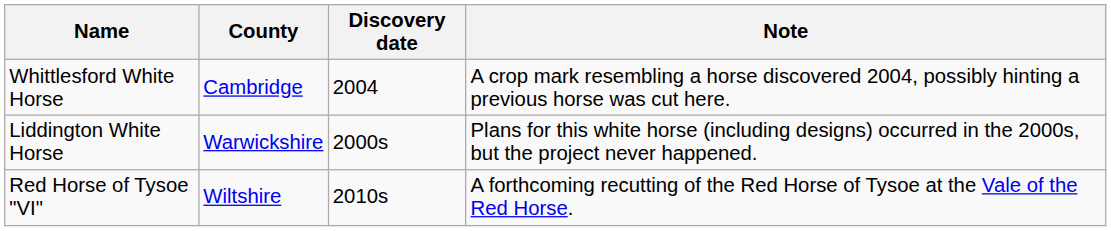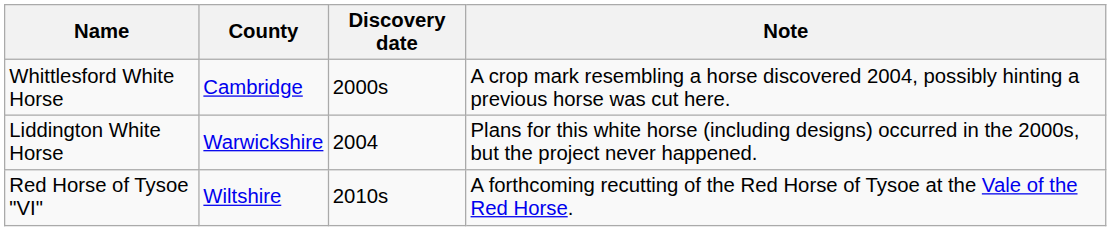(355, 87) 2004 -> (360, 87) 2000s
(360, 142) 2000s -> (355, 142) 2004
